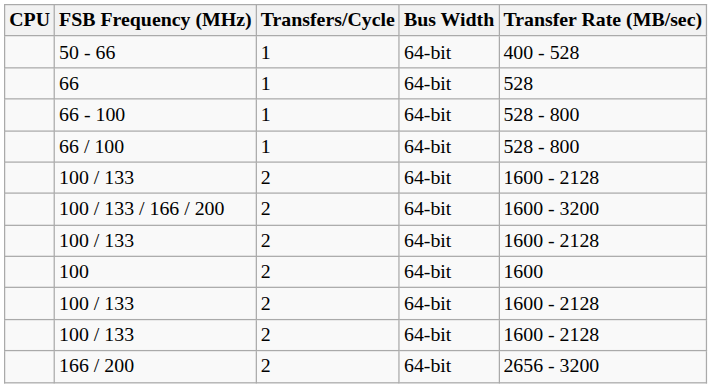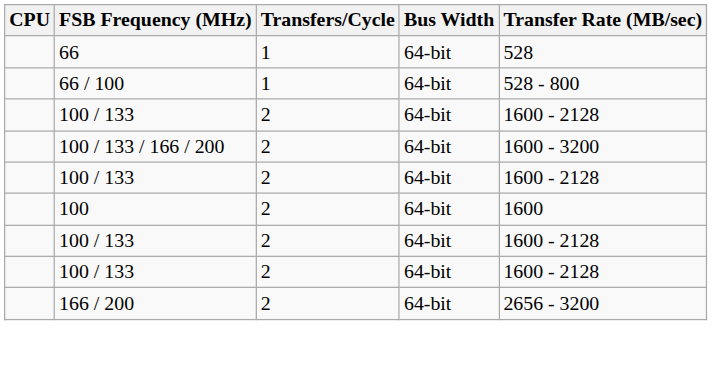- row: (87, 51)
- row: (92, 114)
